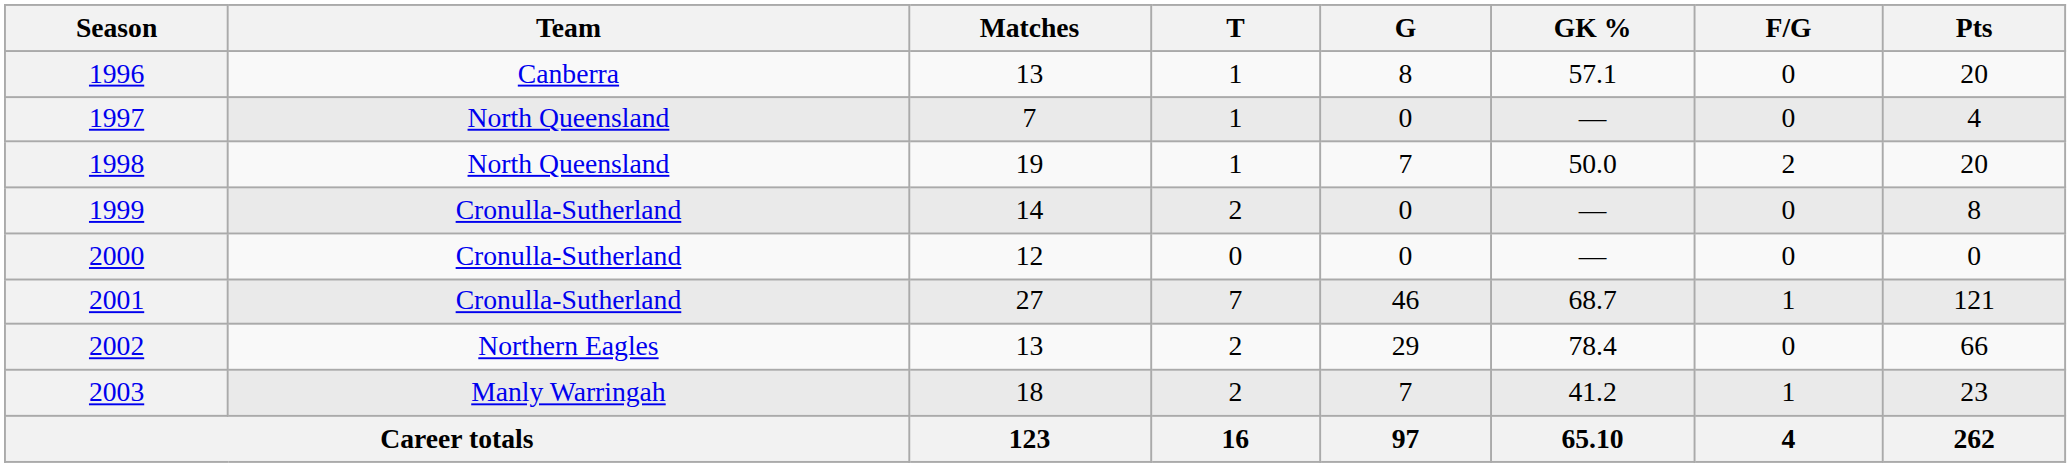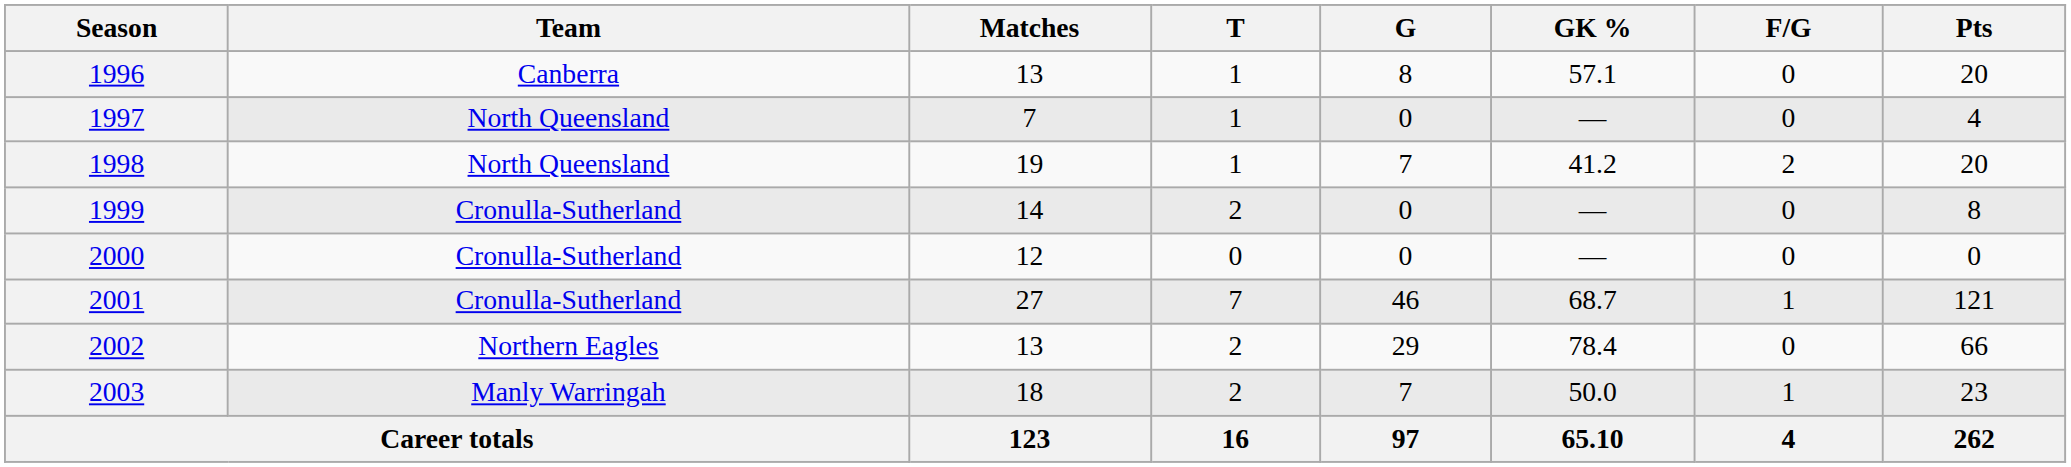(1593, 164) 50.0 -> (1593, 164) 41.2
(1593, 392) 41.2 -> (1593, 392) 50.0
